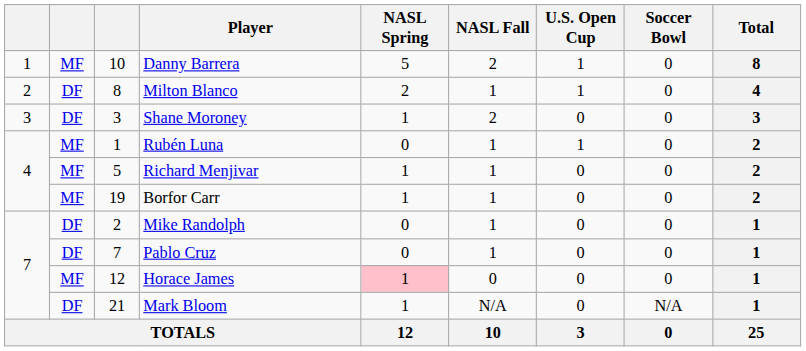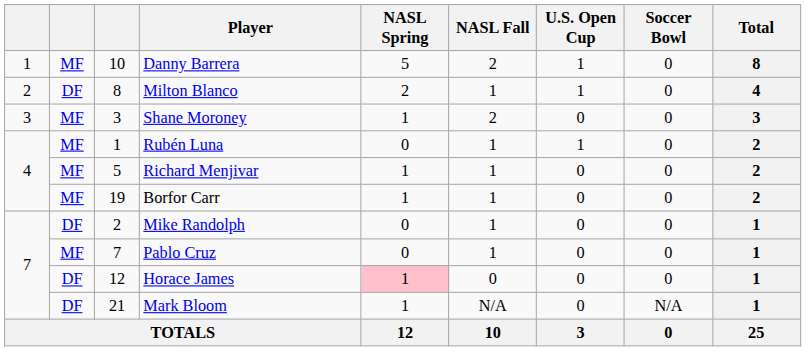(72, 117) DF -> (72, 117) MF
(72, 251) DF -> (72, 251) MF
(72, 278) MF -> (72, 278) DF
